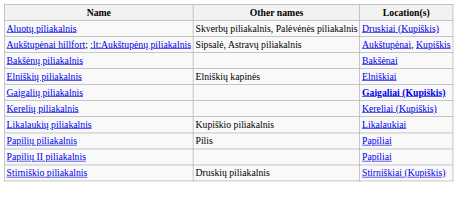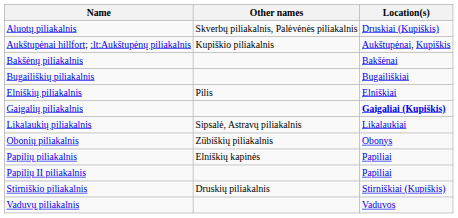(249, 44) Sipsalė, Astravų piliakalnis -> (235, 44) Kupiškio piliakalnis
+ row: (50, 76)
(228, 76) Elniškių kapinės -> (204, 92) Pilis
- row: (43, 108)
(235, 124) Kupiškio piliakalnis -> (249, 124) Sipsalė, Astravų piliakalnis
+ row: (43, 141)
(204, 141) Pilis -> (228, 157) Elniškių kapinės
+ row: (43, 205)
